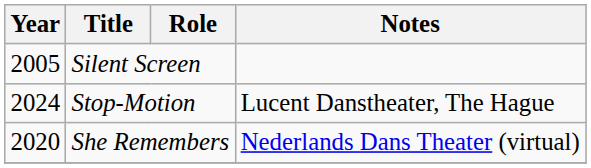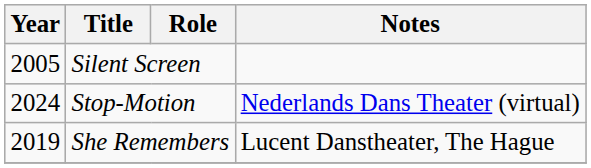(398, 102) Lucent Danstheater, The Hague -> (410, 102) Nederlands Dans Theater (virtual)
(35, 142) 2020 -> (35, 142) 2019
(410, 142) Nederlands Dans Theater (virtual) -> (398, 142) Lucent Danstheater, The Hague
